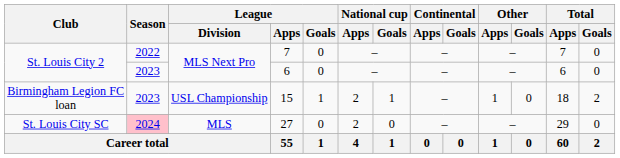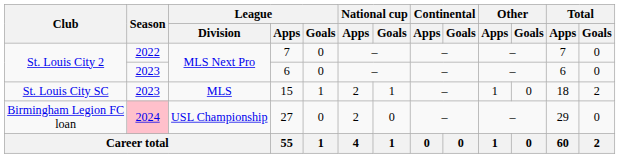(66, 98) Birmingham Legion FC loan -> (66, 91) St. Louis City SC
(219, 98) USL Championship -> (219, 91) MLS
(66, 124) St. Louis City SC -> (66, 117) Birmingham Legion FC loan
(219, 124) MLS -> (219, 117) USL Championship
